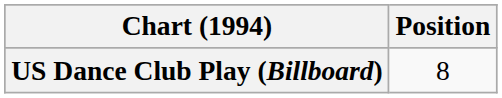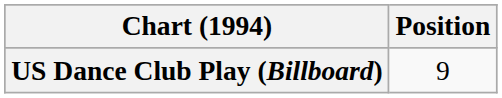(443, 69) 8 -> (443, 69) 9
